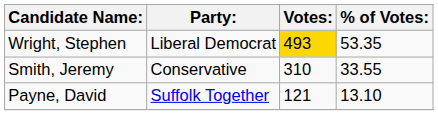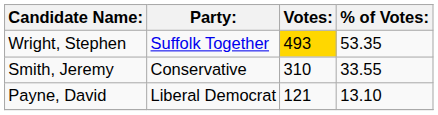(213, 43) Liberal Democrat -> (210, 43) Suffolk Together
(210, 95) Suffolk Together -> (213, 95) Liberal Democrat
